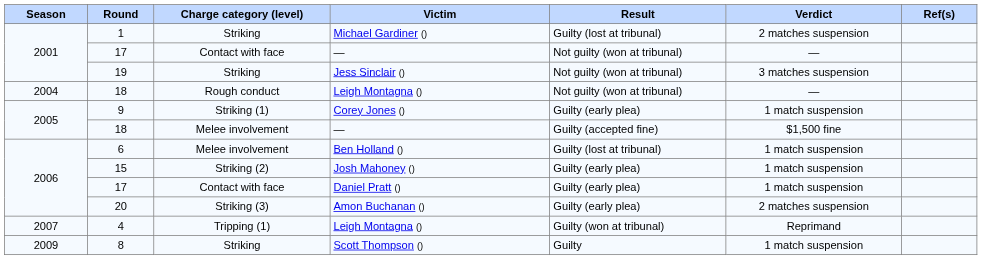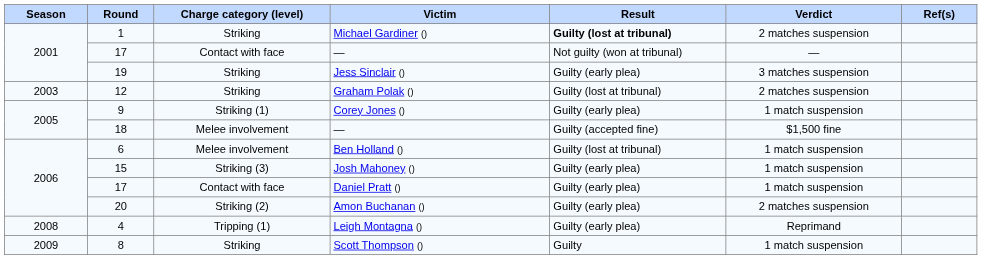(607, 33) normal -> (612, 33) bold
(618, 72) Not guilty (won at tribunal) -> (597, 72) Guilty (early plea)
+ row: (121, 91)
- row: (121, 91)
(242, 168) Striking (2) -> (242, 168) Striking (3)
(242, 207) Striking (3) -> (242, 207) Striking (2)
(46, 226) 2007 -> (46, 226) 2008
(609, 226) Guilty (won at tribunal) -> (597, 226) Guilty (early plea)
